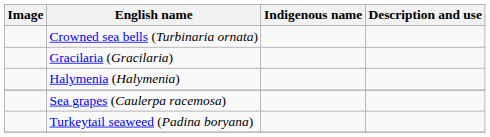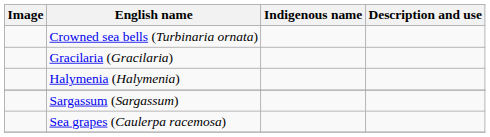+ row: (114, 100)
- row: (151, 121)
